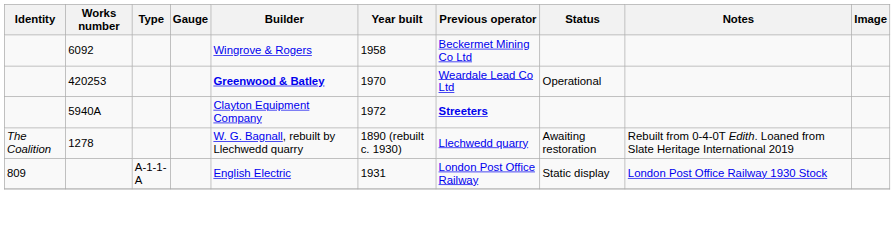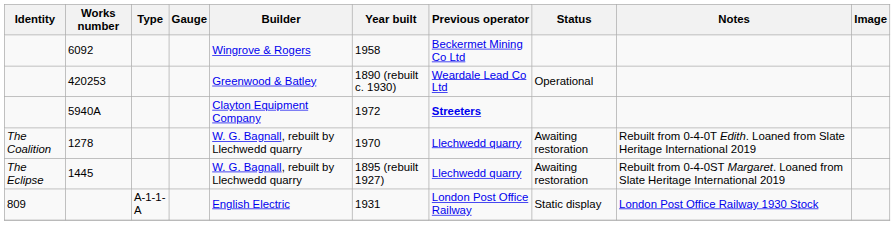(269, 81) bold -> (264, 81) normal
(373, 81) 1970 -> (387, 81) 1890 (rebuilt c. 1930)
(392, 143) 1890 (rebuilt c. 1930) -> (368, 143) 1970
+ row: (25, 173)
